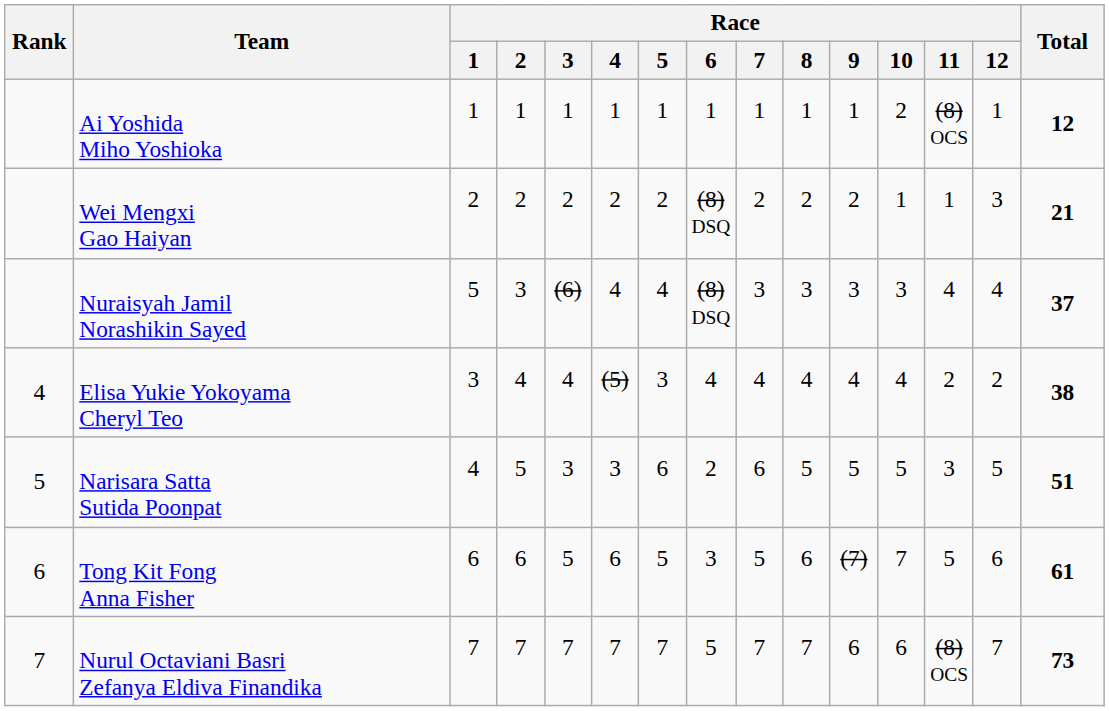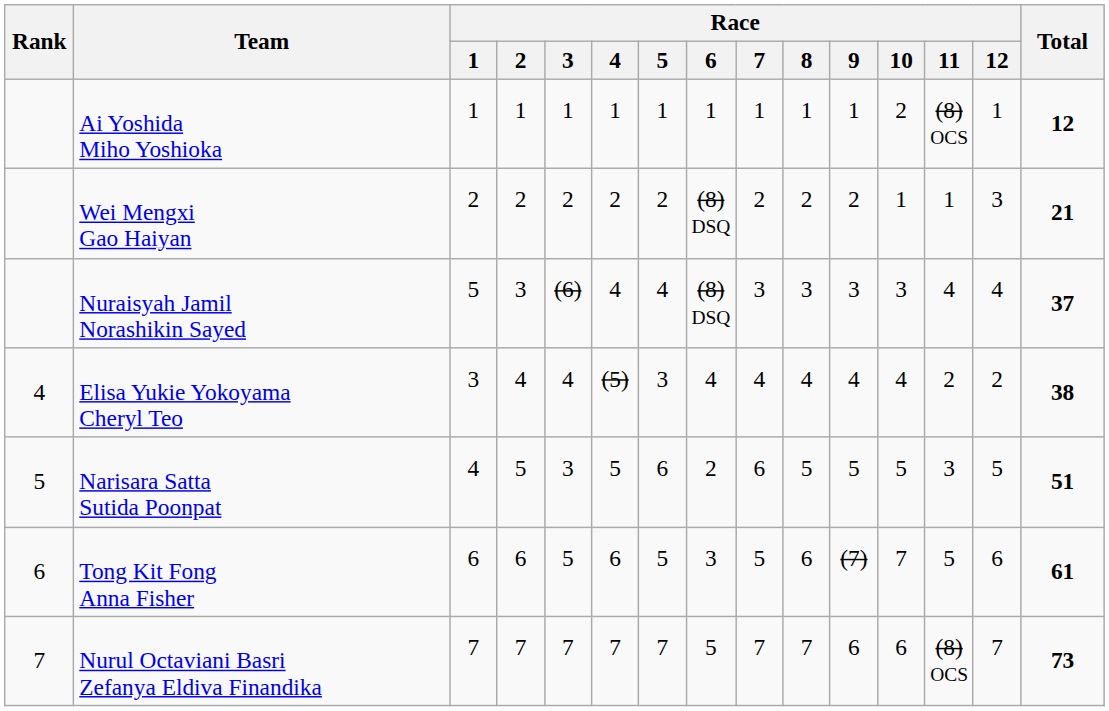(615, 481) 3 -> (615, 481) 5
